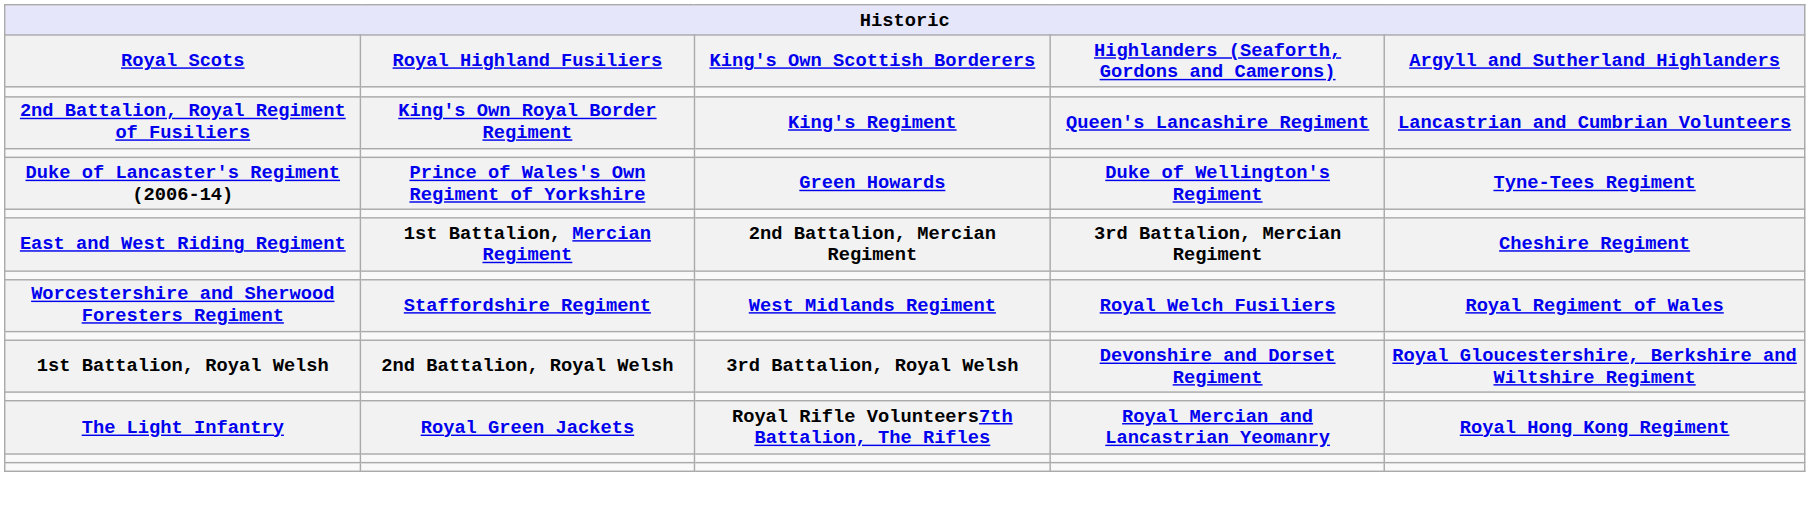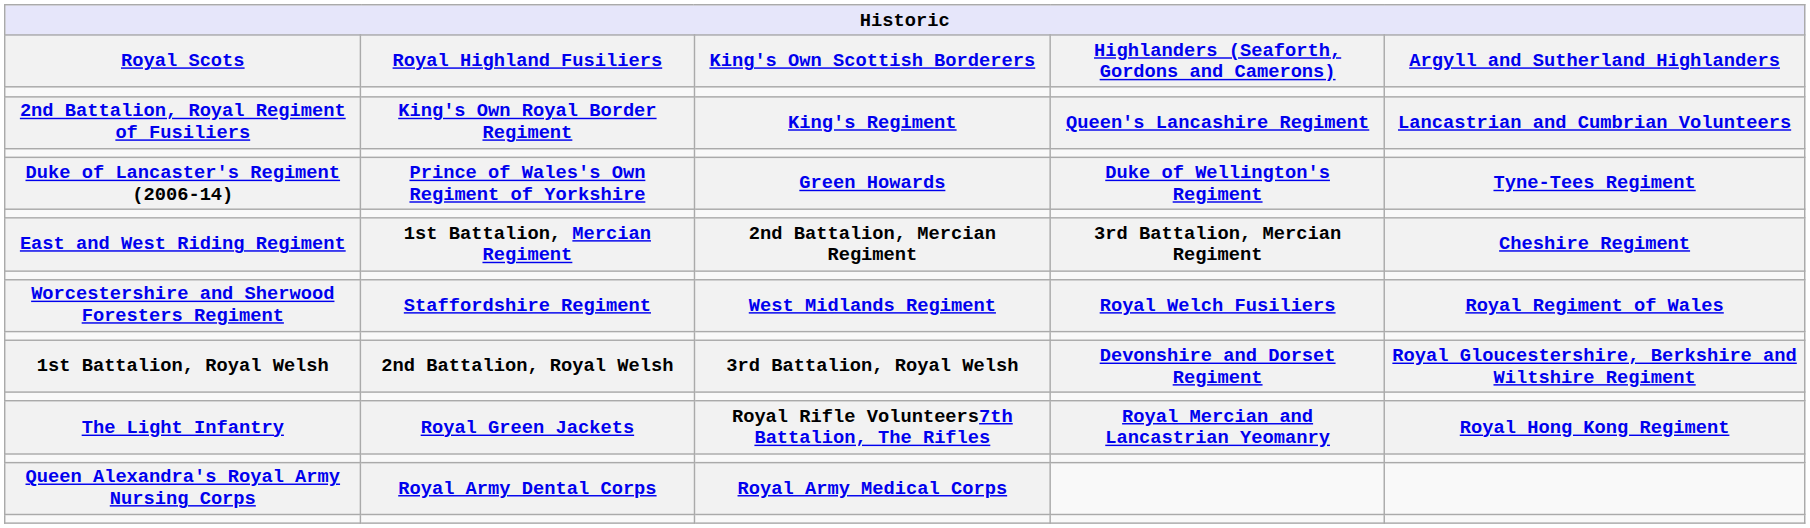+ row: (183, 488)
